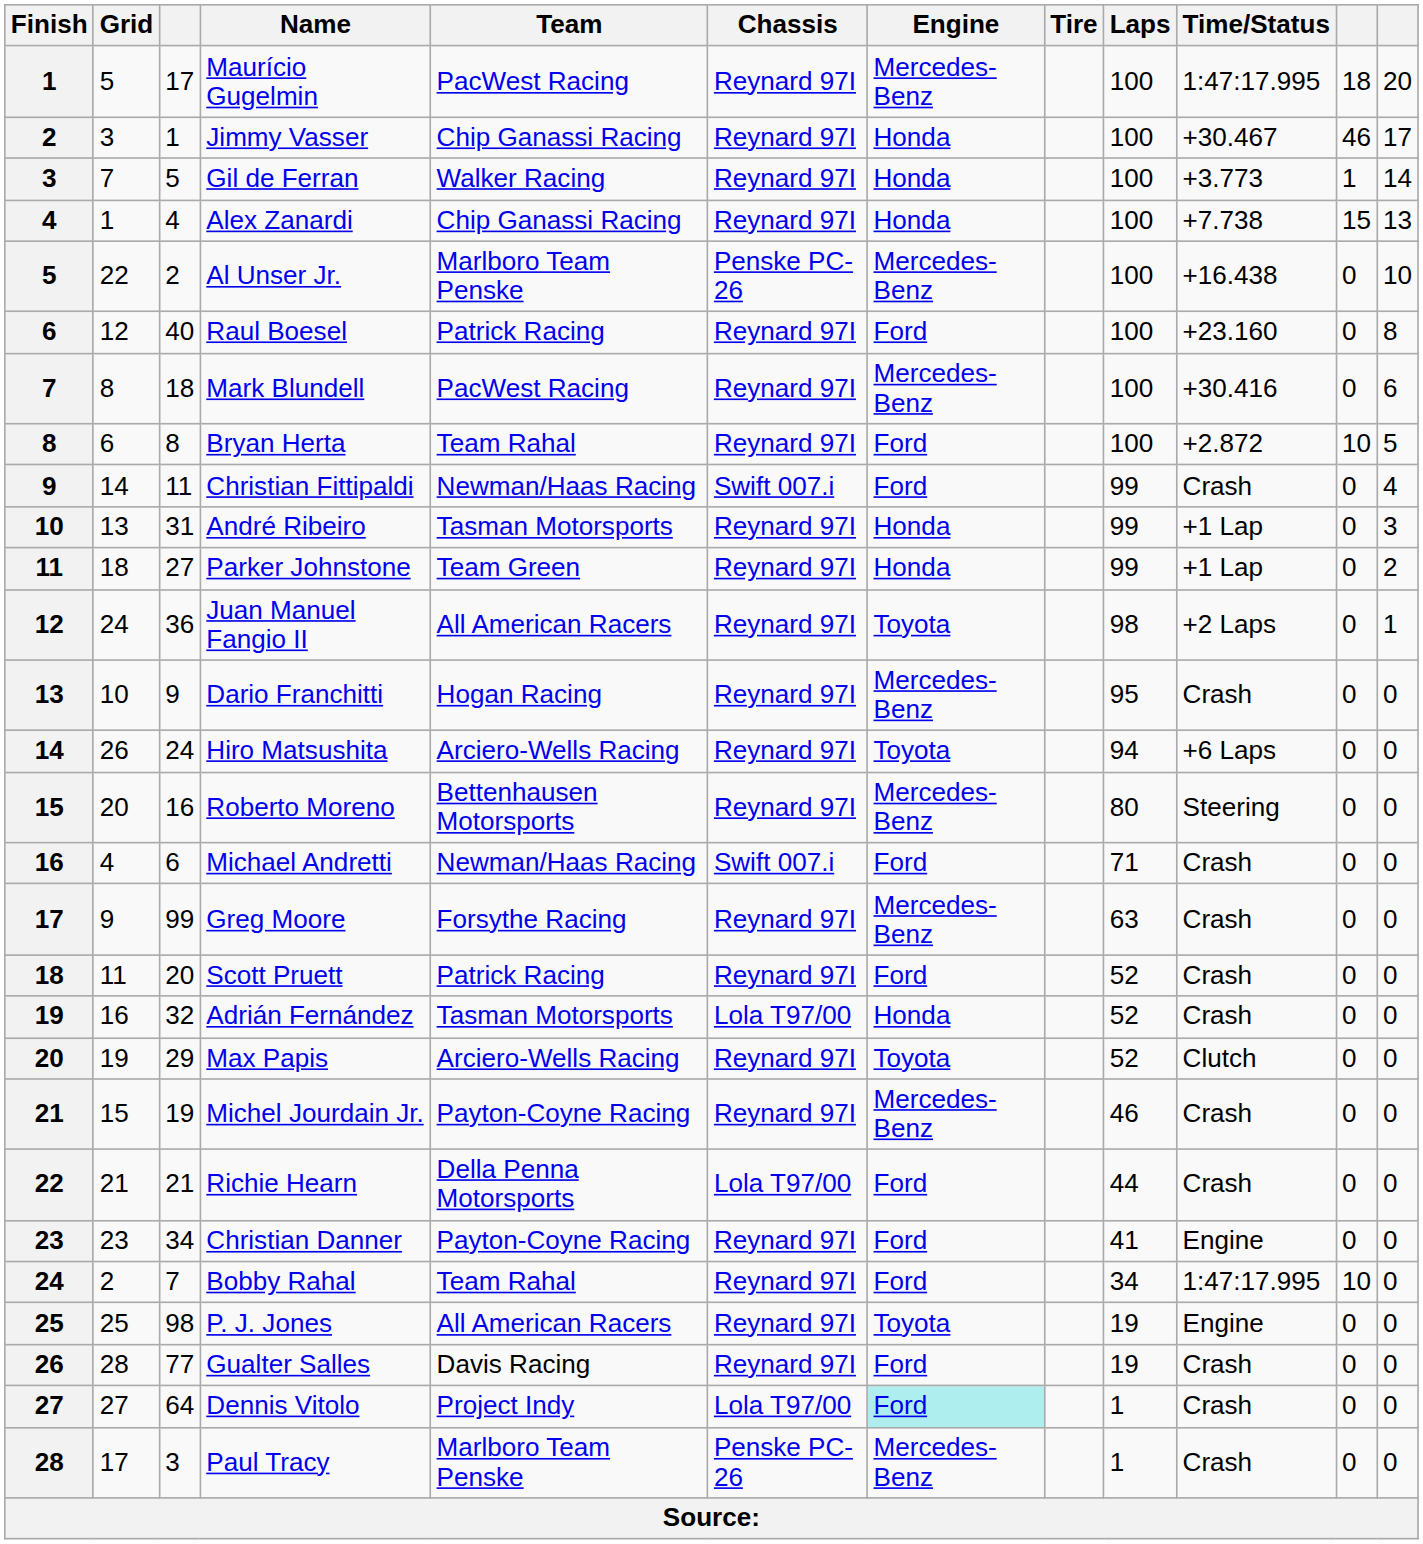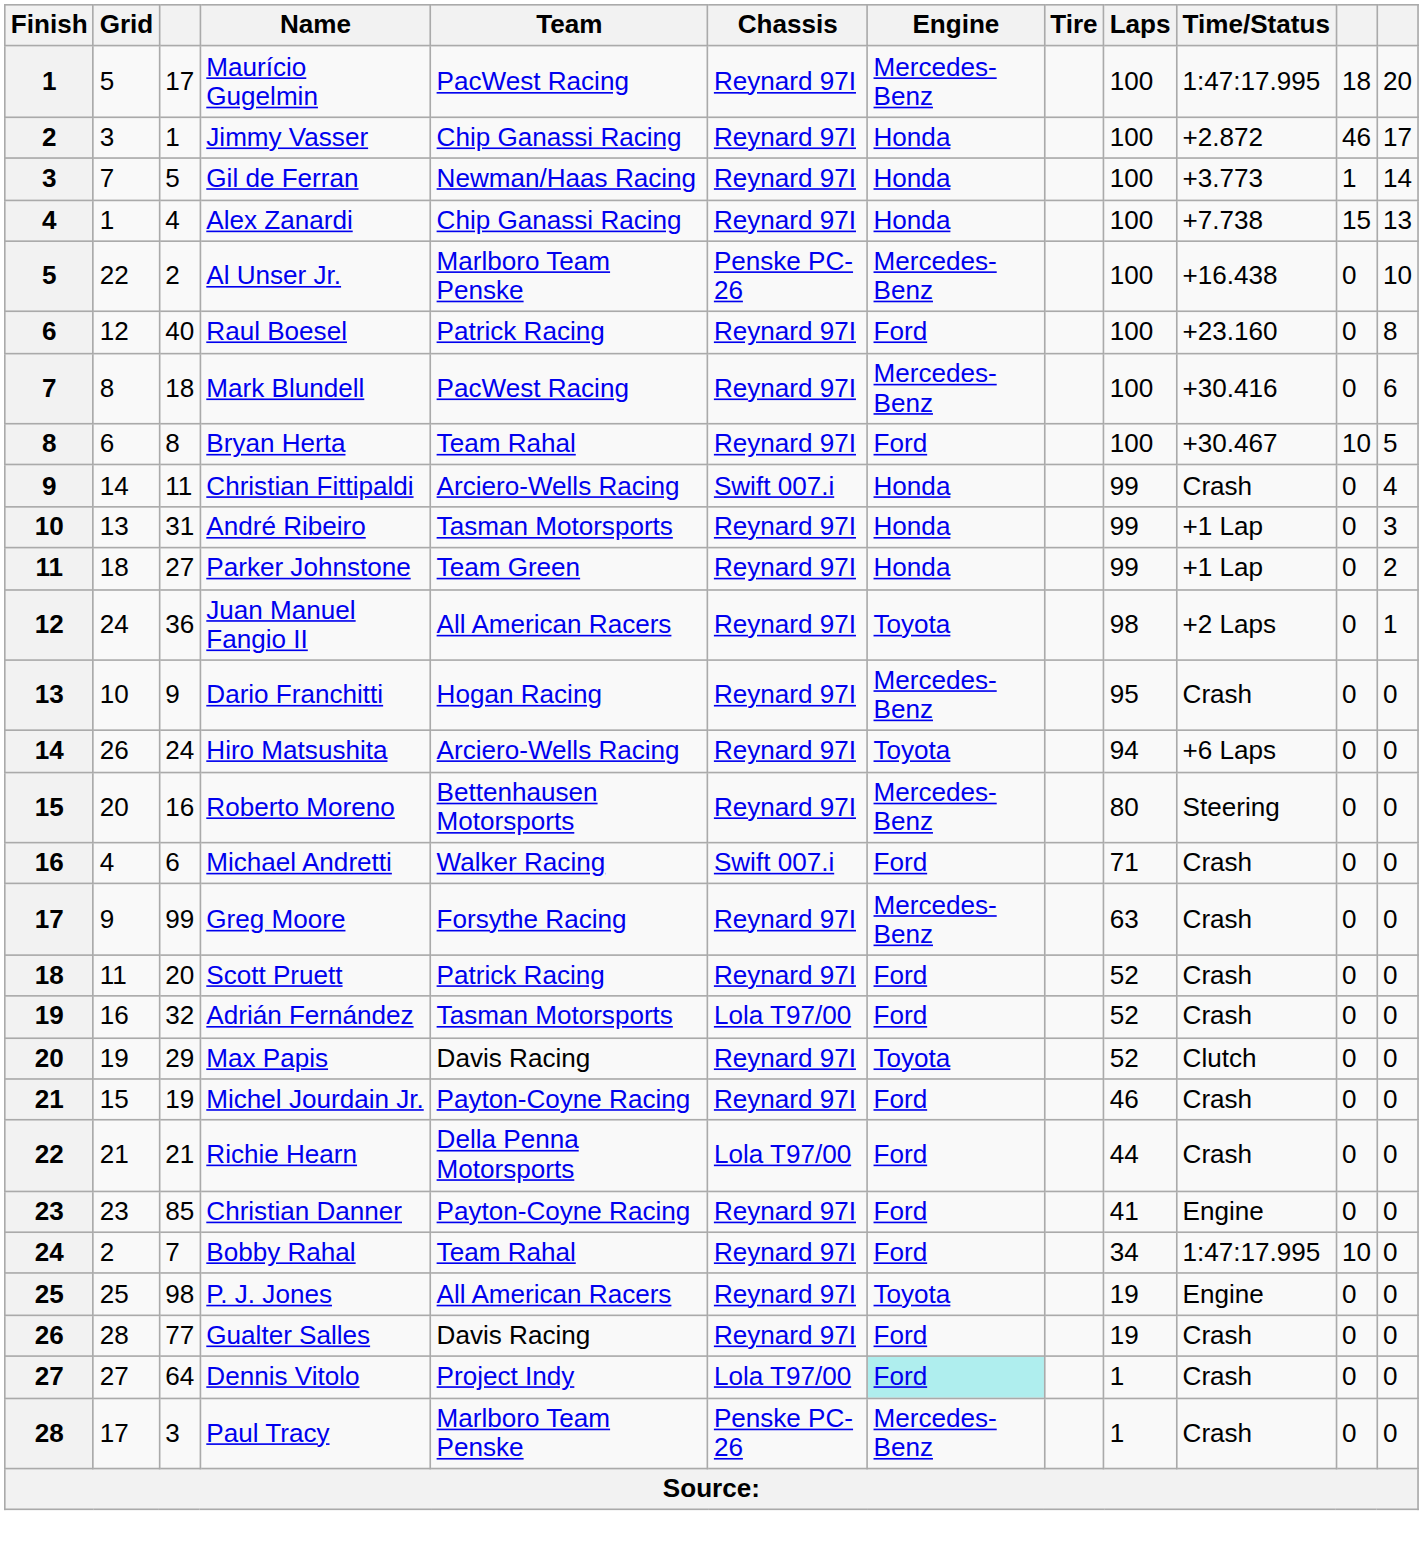(1230, 137) +30.467 -> (1223, 137) +2.872
(521, 178) Walker Racing -> (566, 178) Newman/Haas Racing
(1223, 444) +2.872 -> (1230, 444) +30.467
(566, 485) Newman/Haas Racing -> (558, 485) Arciero-Wells Racing
(900, 485) Ford -> (912, 485) Honda
(566, 863) Newman/Haas Racing -> (521, 863) Walker Racing
(912, 1016) Honda -> (900, 1016) Ford
(558, 1057) Arciero-Wells Racing -> (513, 1057) Davis Racing
(935, 1113) Mercedes-Benz -> (900, 1099) Ford
(180, 1240) 34 -> (180, 1211) 85
